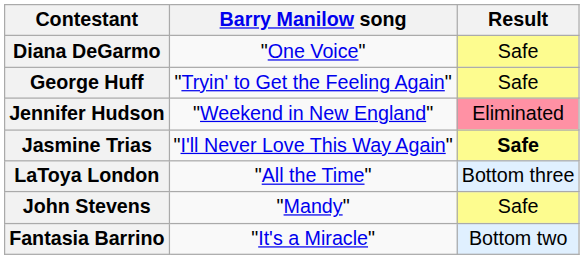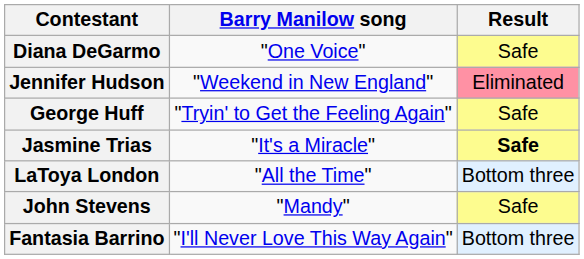rows swapped: (87, 82) <-> (87, 113)
(313, 144) "I'll Never Love This Way Again" -> (313, 144) "It's a Miracle"
(313, 238) "It's a Miracle" -> (313, 238) "I'll Never Love This Way Again"
(518, 238) Bottom two -> (518, 238) Bottom three
